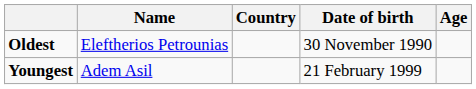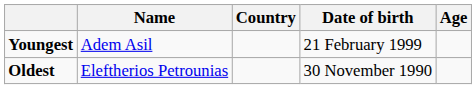rows swapped: (41, 70) <-> (31, 44)
